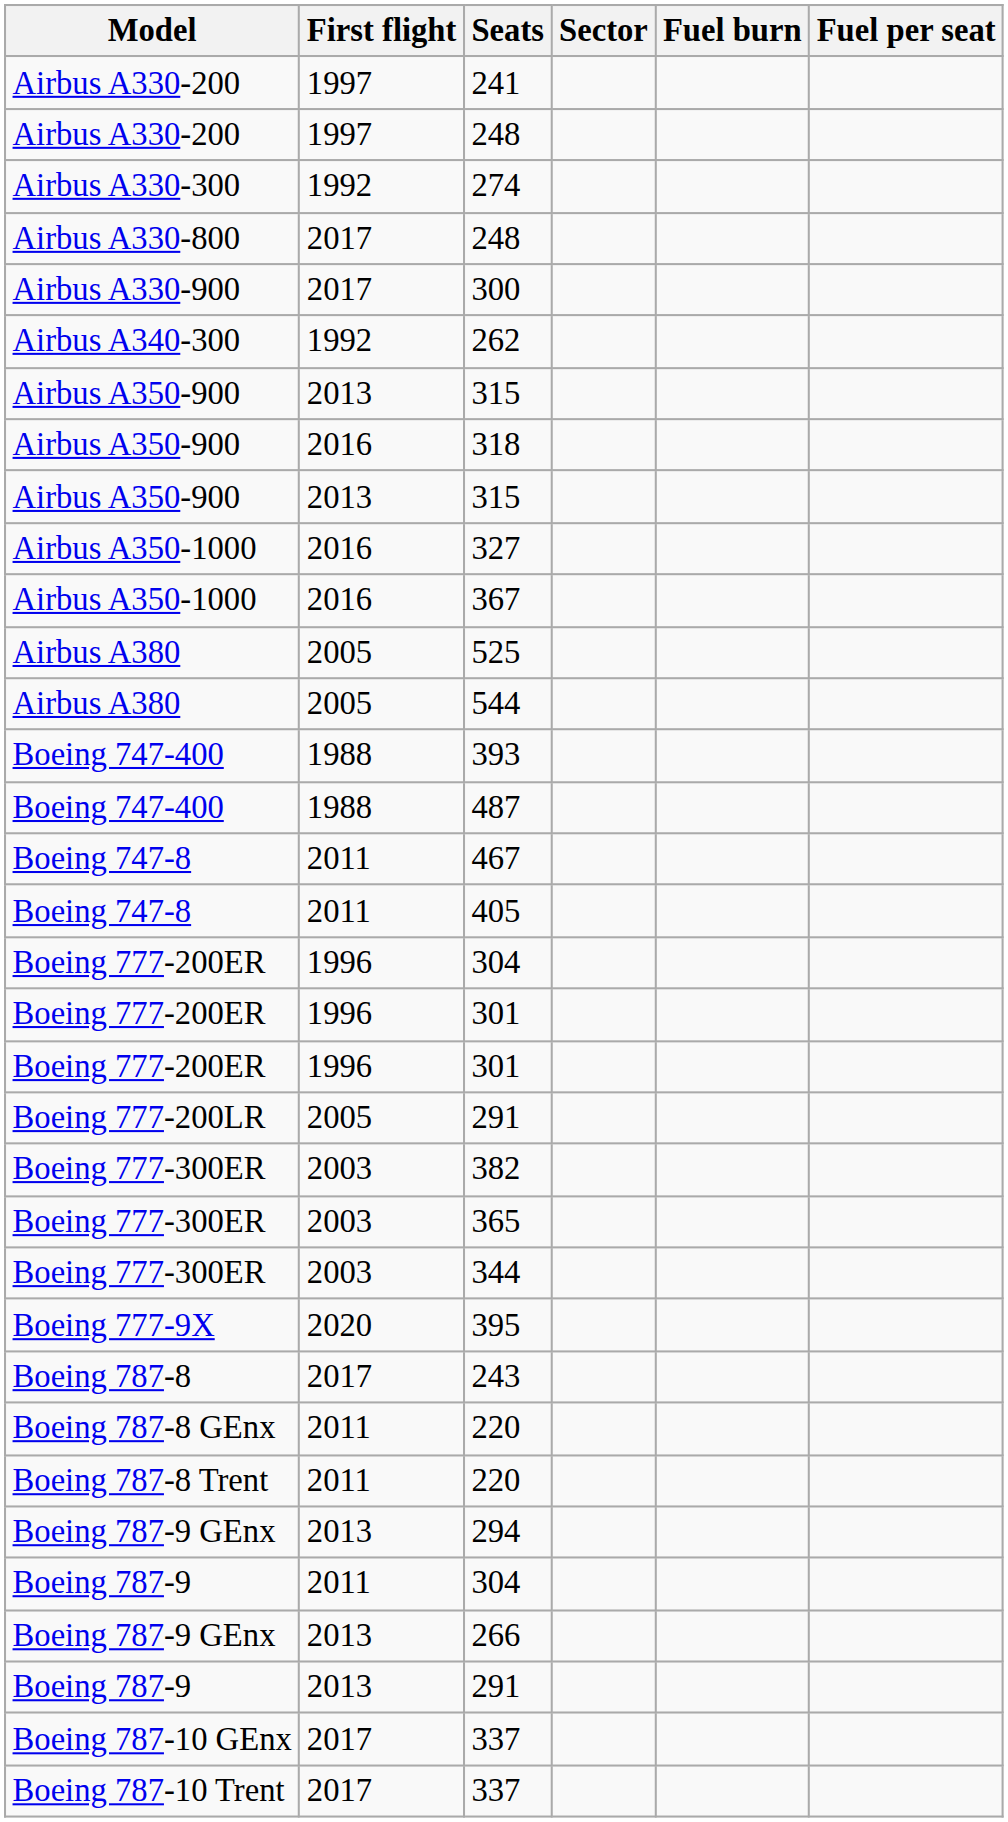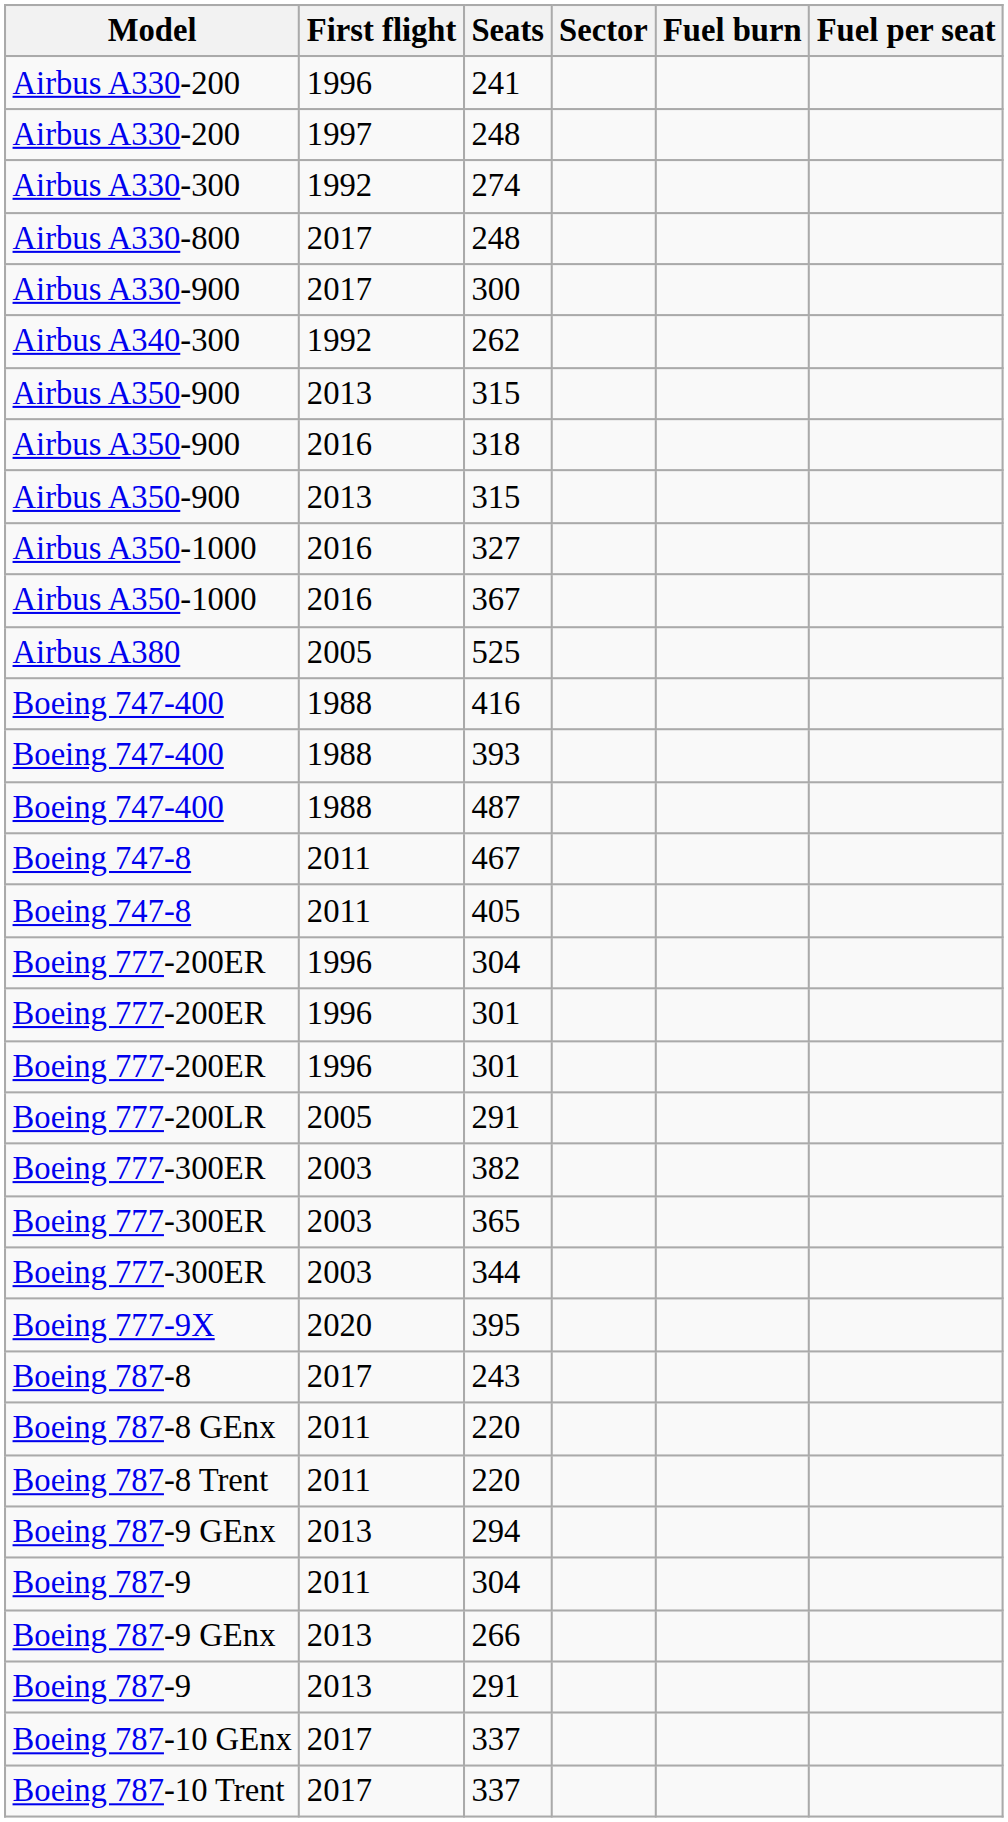(339, 82) 1997 -> (339, 82) 1996
- row: (96, 703)
+ row: (118, 703)
